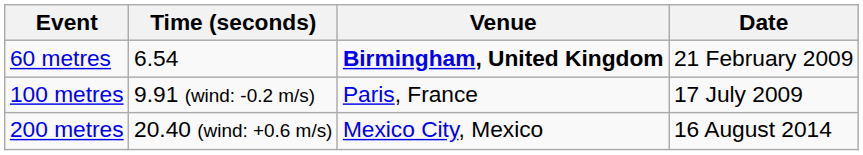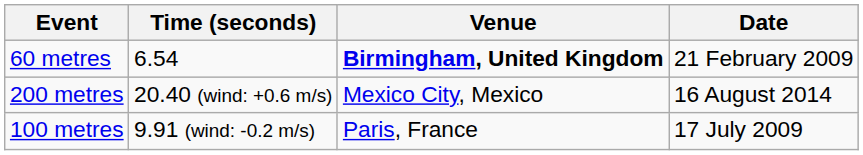rows swapped: (67, 94) <-> (67, 130)
